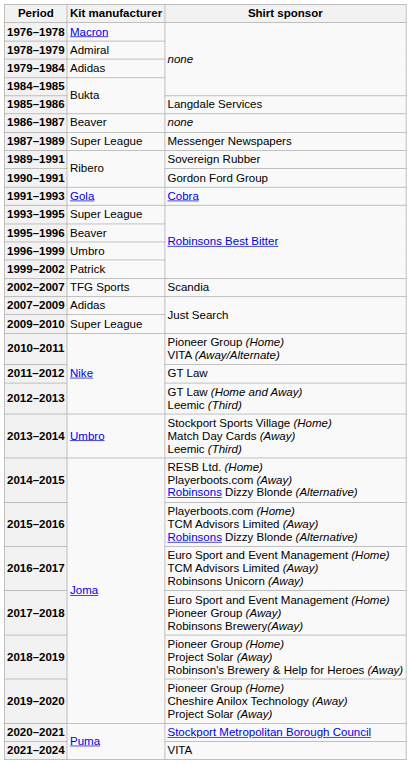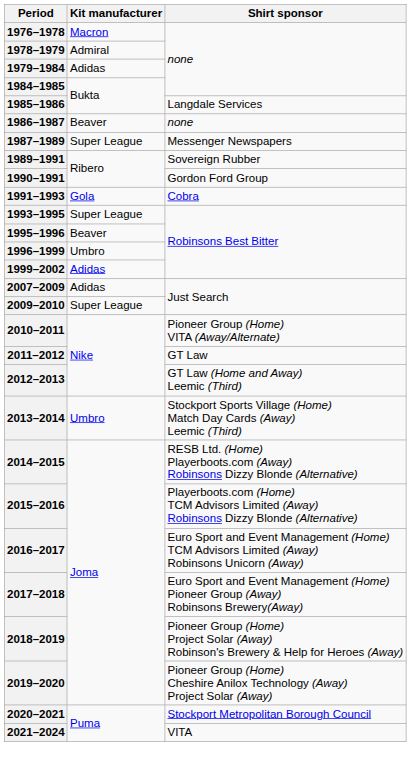(88, 269) Patrick -> (88, 269) Adidas
- row: (36, 287)
